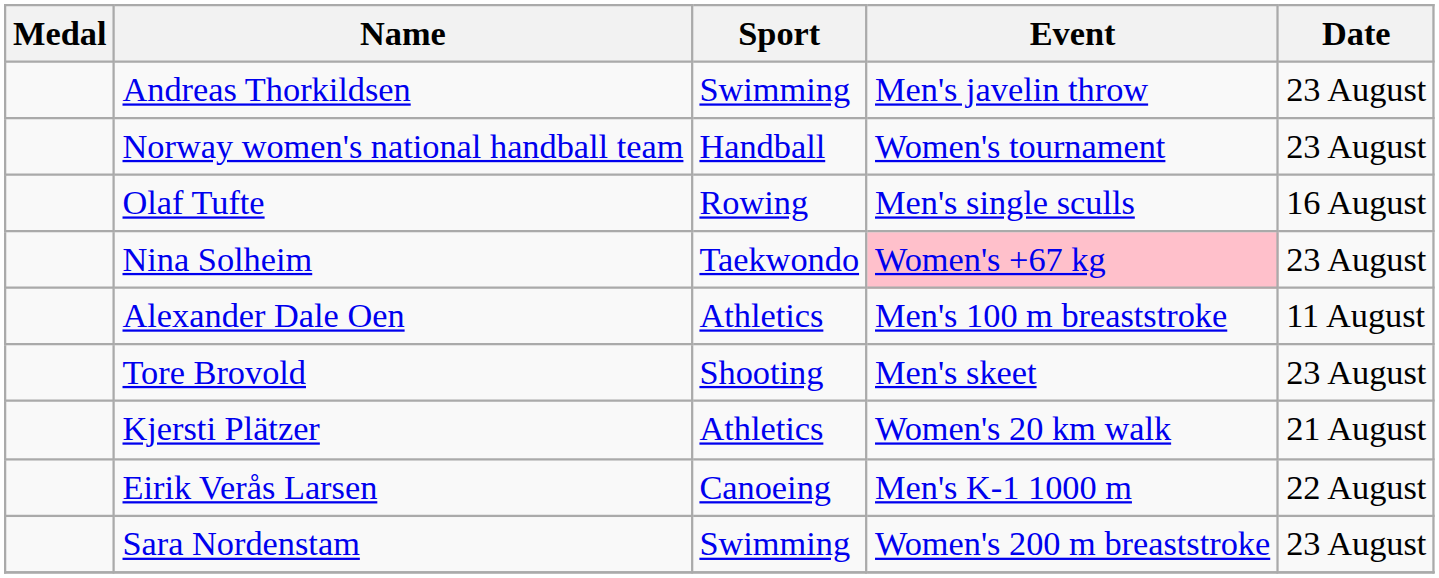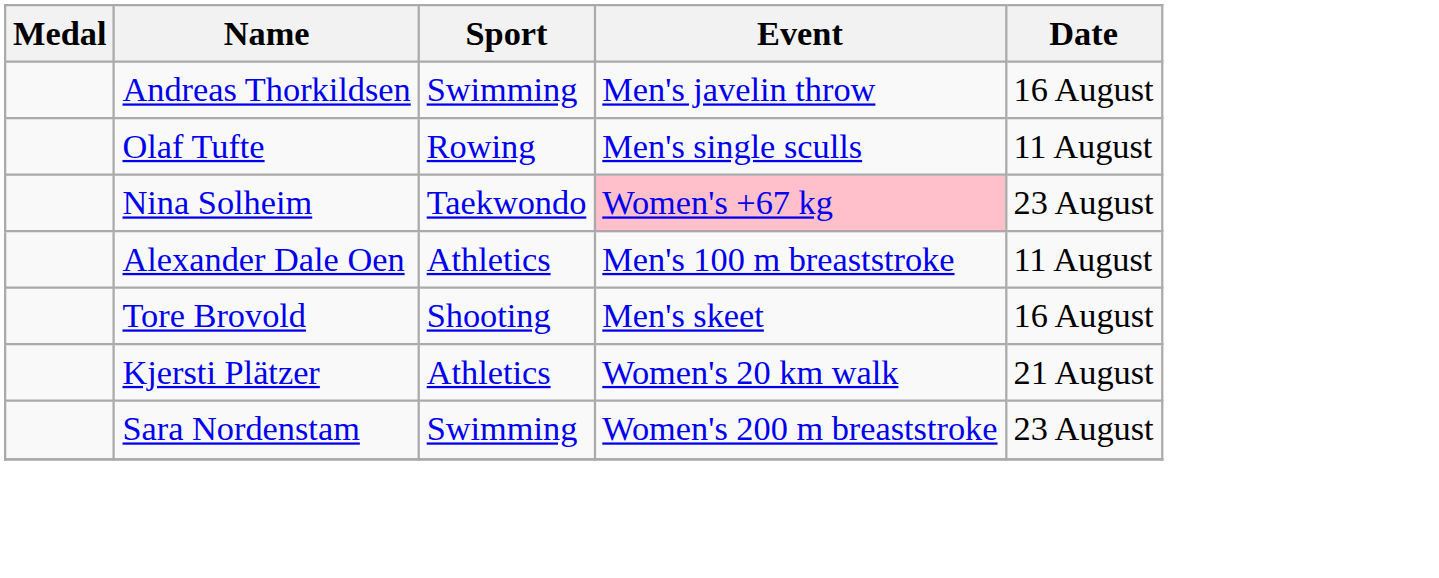(1356, 89) 23 August -> (1084, 89) 16 August
- row: (403, 146)
(1356, 202) 16 August -> (1083, 146) 11 August
(1356, 372) 23 August -> (1084, 316) 16 August
- row: (250, 486)
